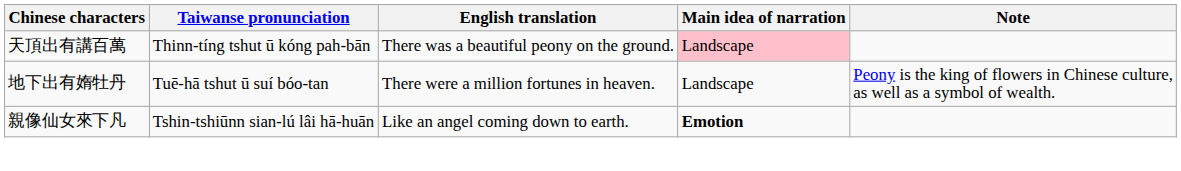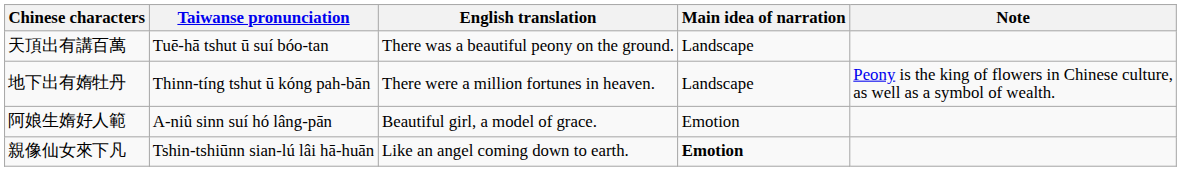(262, 46) Thinn-tíng tshut ū kóng pah-bān -> (241, 46) Tuē-hā tshut ū suí bóo-tan
(718, 46) pink background -> (718, 46) no background
(241, 83) Tuē-hā tshut ū suí bóo-tan -> (262, 83) Thinn-tíng tshut ū kóng pah-bān
+ row: (67, 120)
